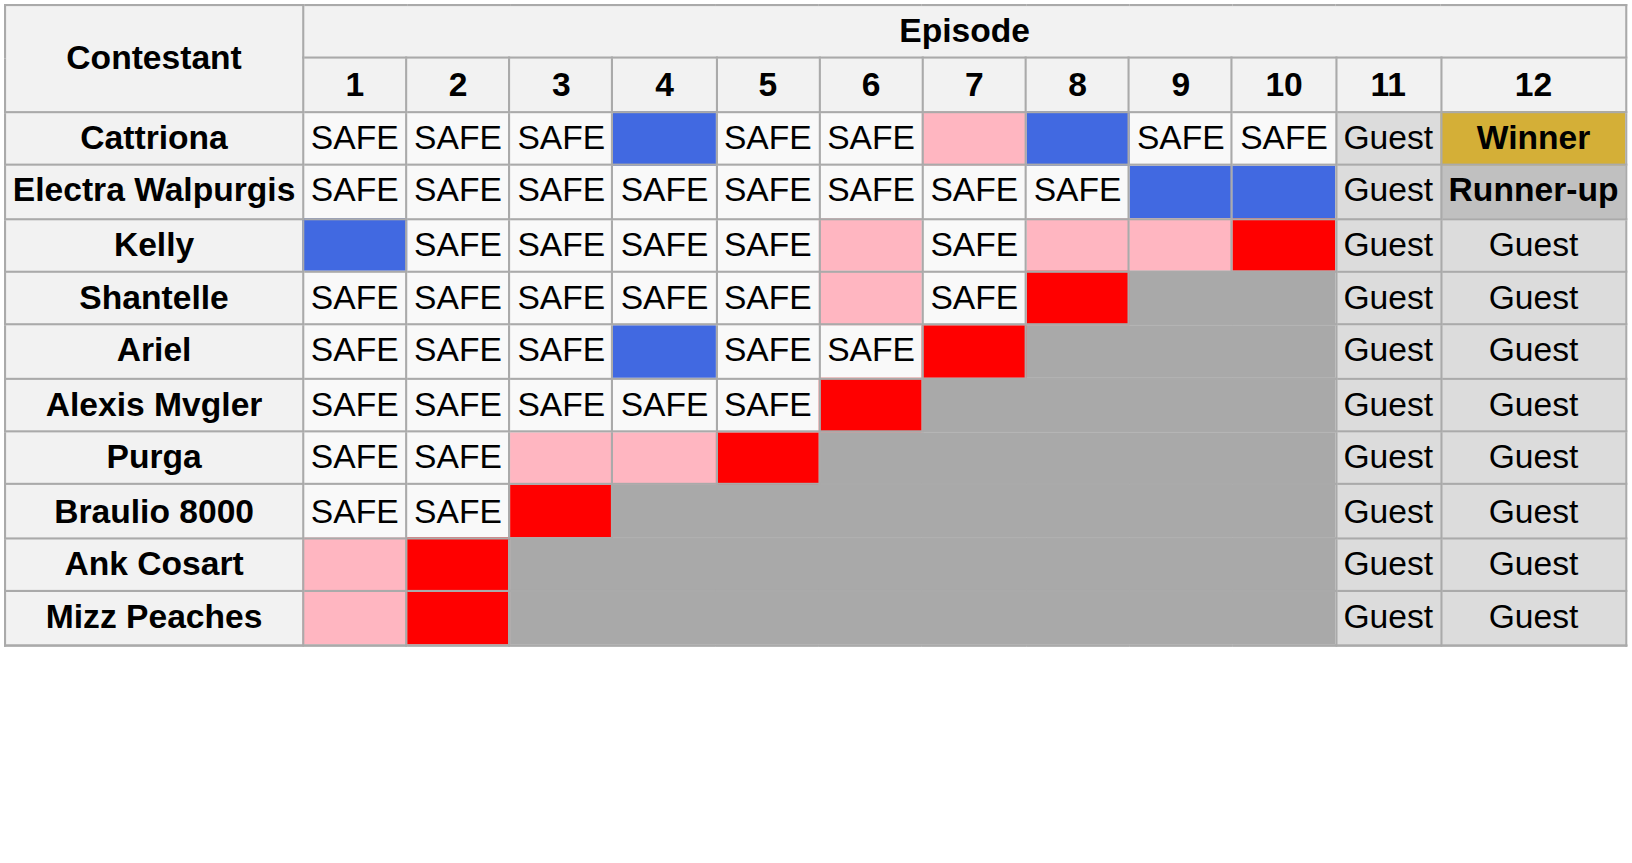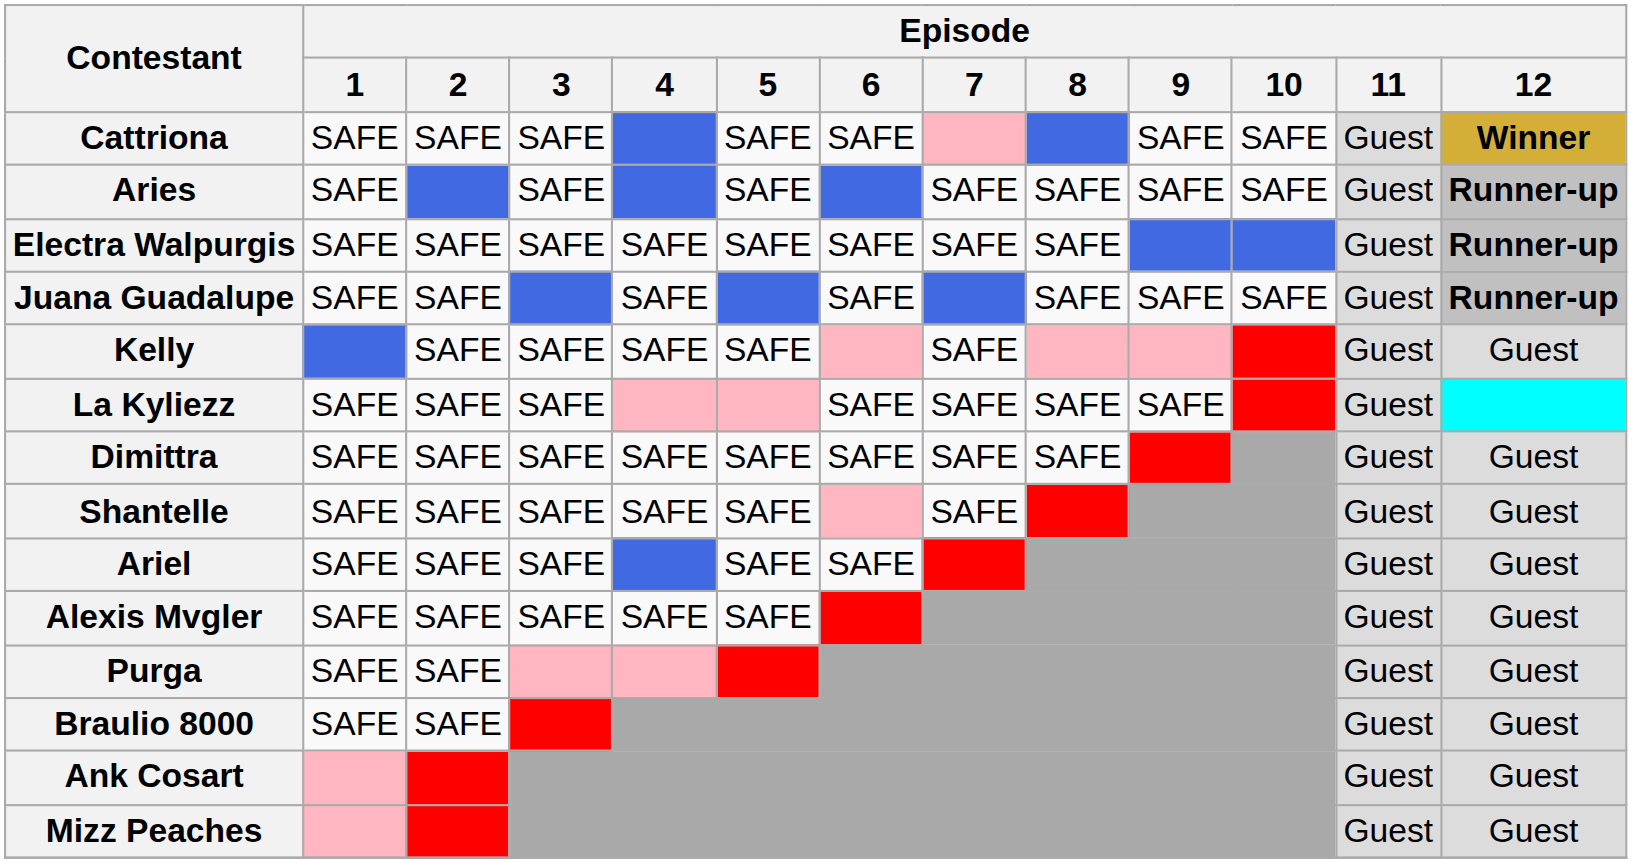+ row: (154, 191)
+ row: (154, 297)
+ row: (154, 404)
+ row: (154, 457)
